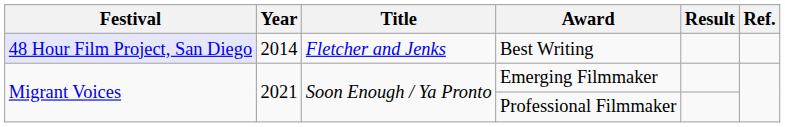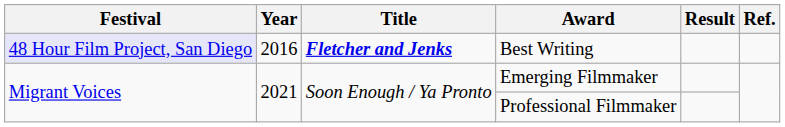(279, 48) 2014 -> (279, 48) 2016
(376, 48) normal -> (379, 48) bold
